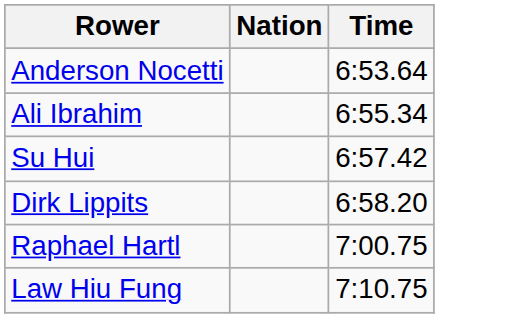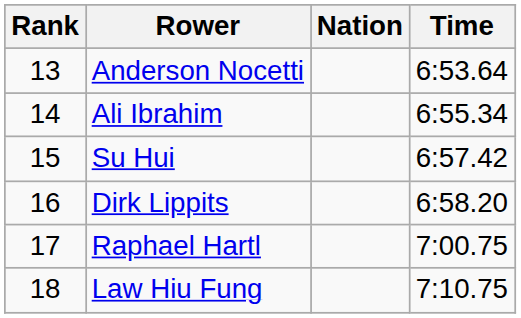+ column: (45, 26)
